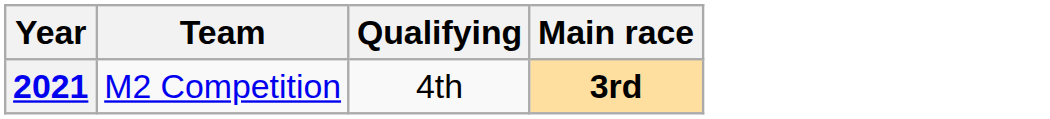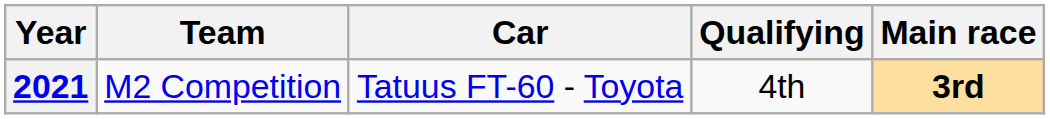+ column: (520, 32)
